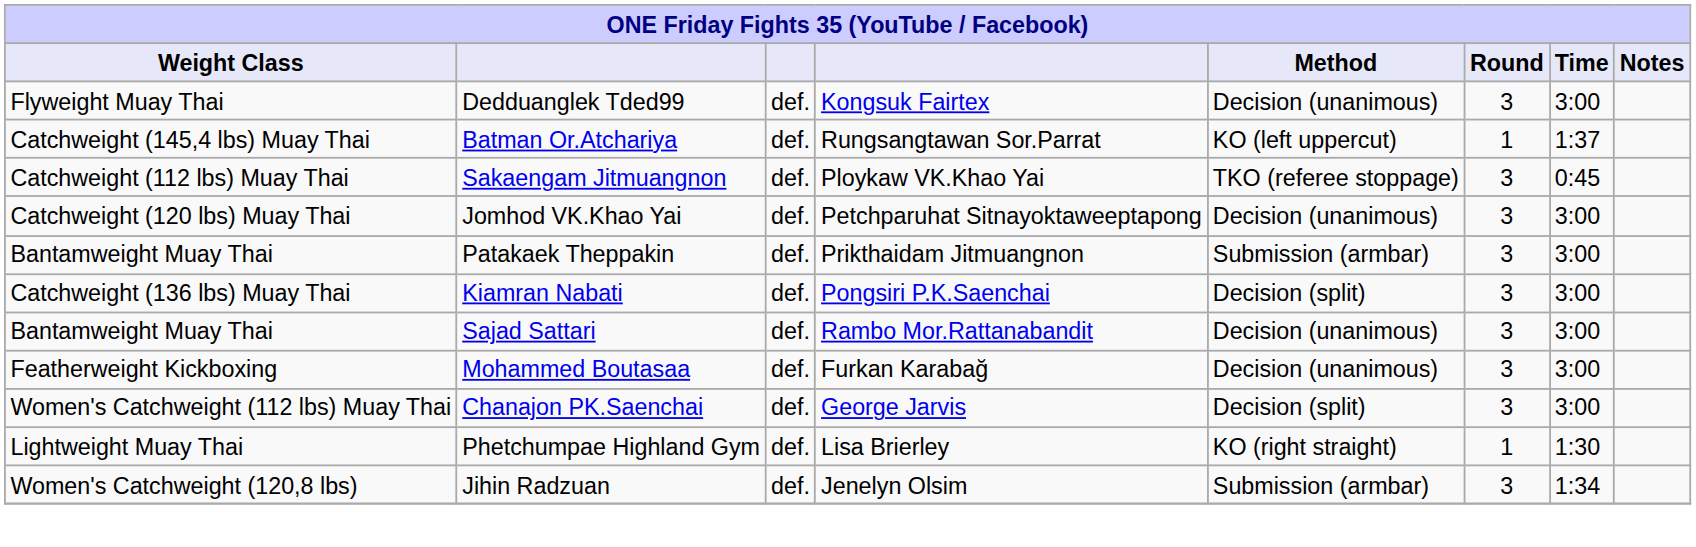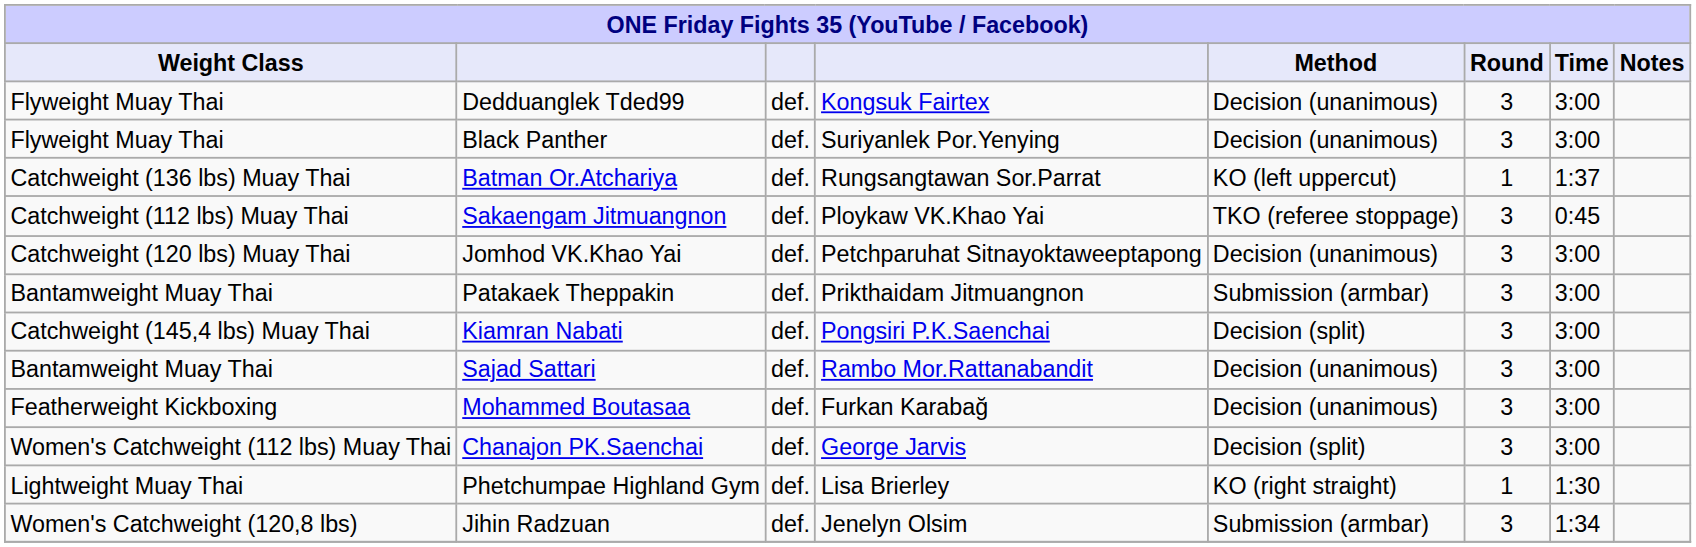+ row: (535, 139)
(190, 139) Catchweight (145,4 lbs) Muay Thai -> (180, 177) Catchweight (136 lbs) Muay Thai
(180, 293) Catchweight (136 lbs) Muay Thai -> (190, 331) Catchweight (145,4 lbs) Muay Thai
